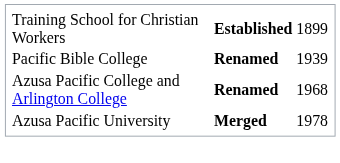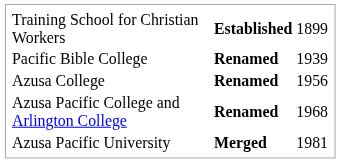+ row: (58, 81)
(312, 121) 1978 -> (312, 142) 1981
